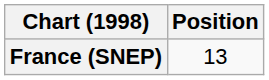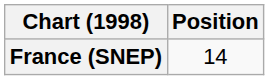(215, 56) 13 -> (215, 56) 14
